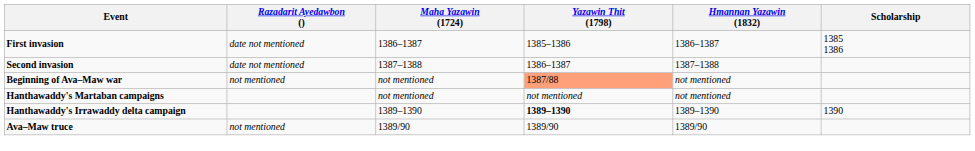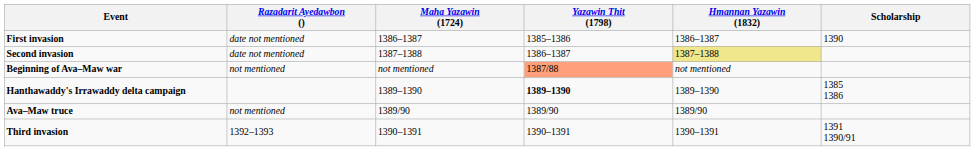(833, 44) 1385 1386 -> (833, 38) 1390
(697, 65) no background -> (697, 54) khaki background
- row: (85, 96)
(833, 111) 1390 -> (833, 90) 1385 1386
+ row: (37, 132)
